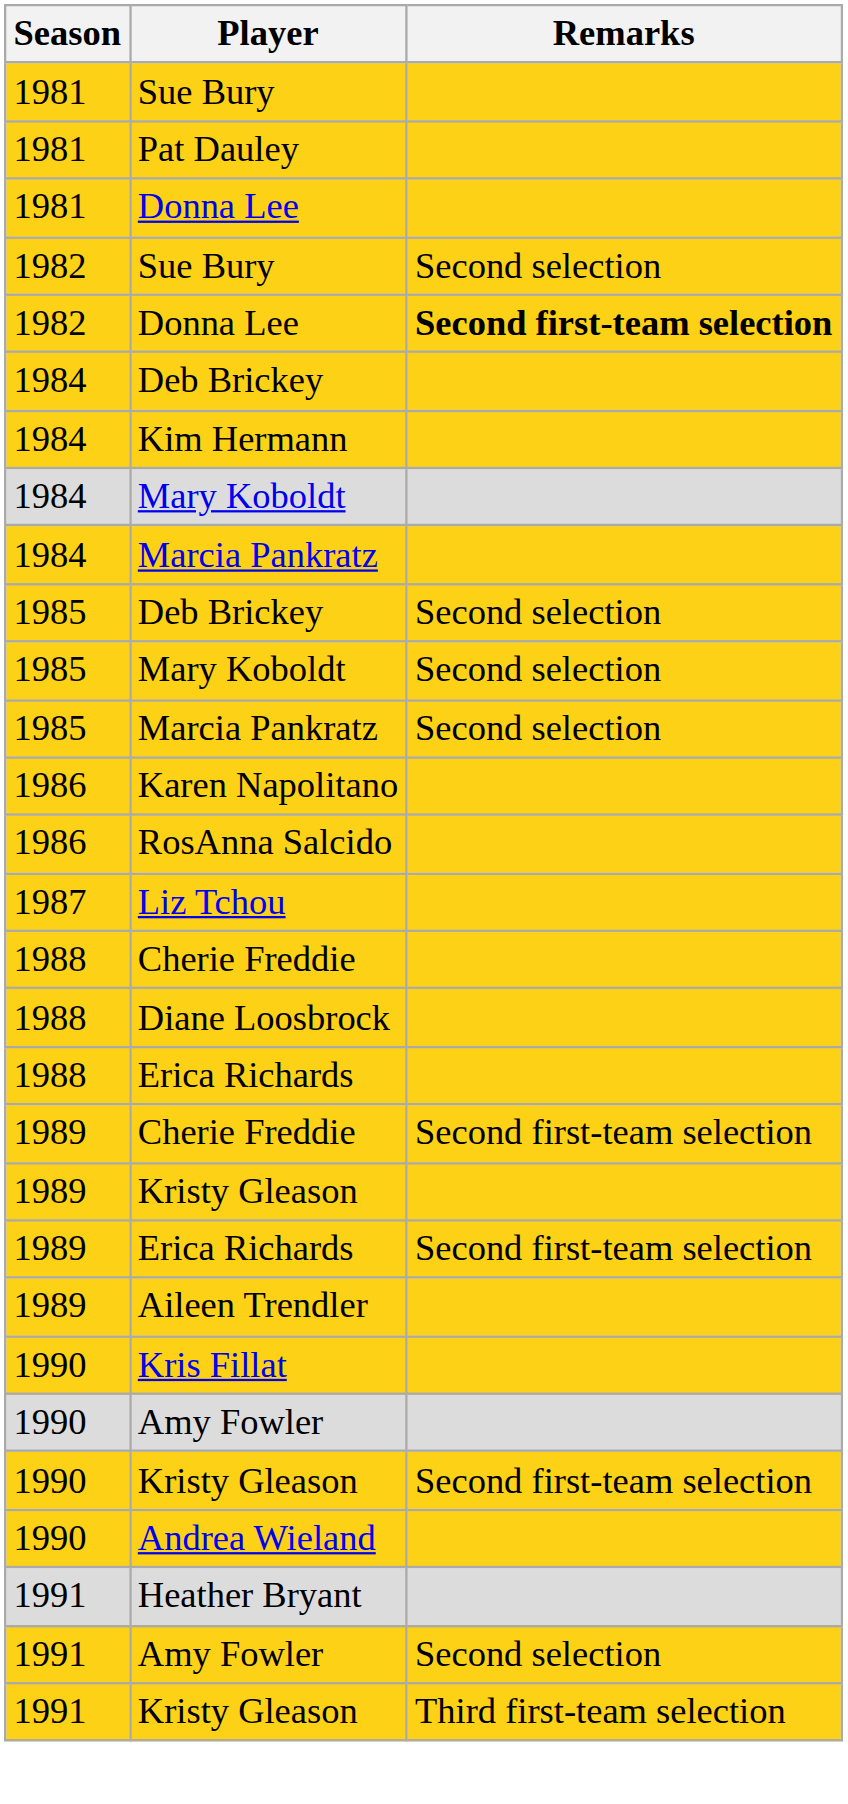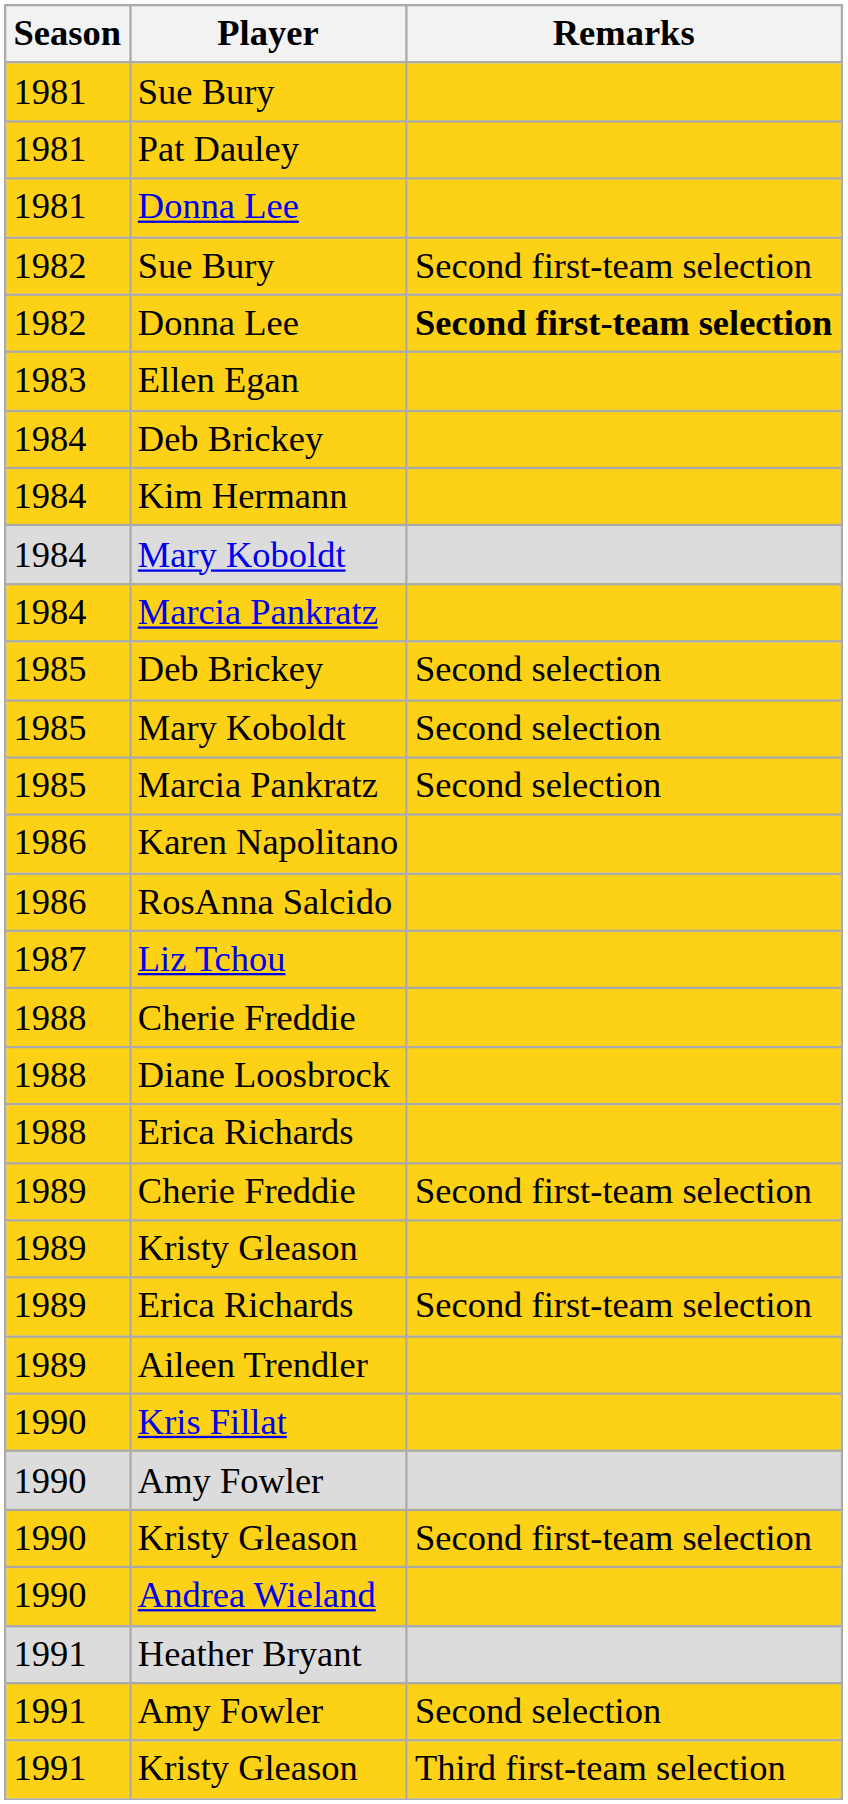(538, 264) Second selection -> (614, 264) Second first-team selection
+ row: (50, 380)
